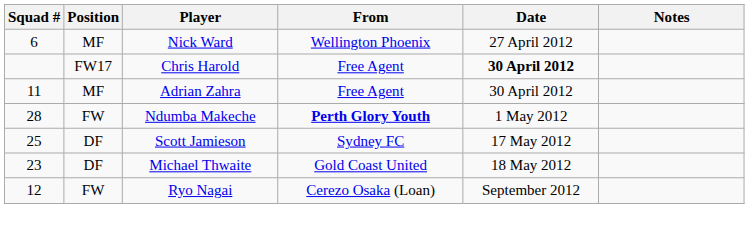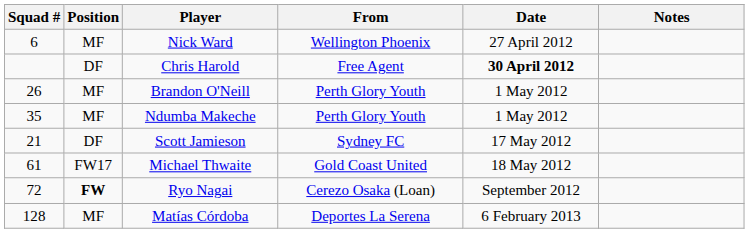(93, 66) FW17 -> (93, 66) DF
- row: (200, 91)
+ row: (200, 91)
(34, 116) 28 -> (34, 116) 35
(93, 116) FW -> (93, 116) MF
(371, 116) bold -> (371, 116) normal
(34, 141) 25 -> (34, 141) 21
(34, 165) 23 -> (34, 165) 61
(93, 165) DF -> (93, 165) FW17
(34, 190) 12 -> (34, 190) 72
(93, 190) normal -> (93, 190) bold
+ row: (200, 215)
